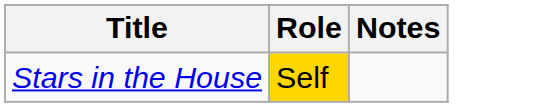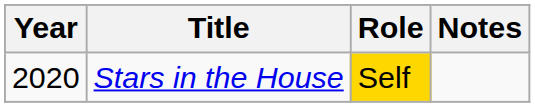+ column: (46, 28)
